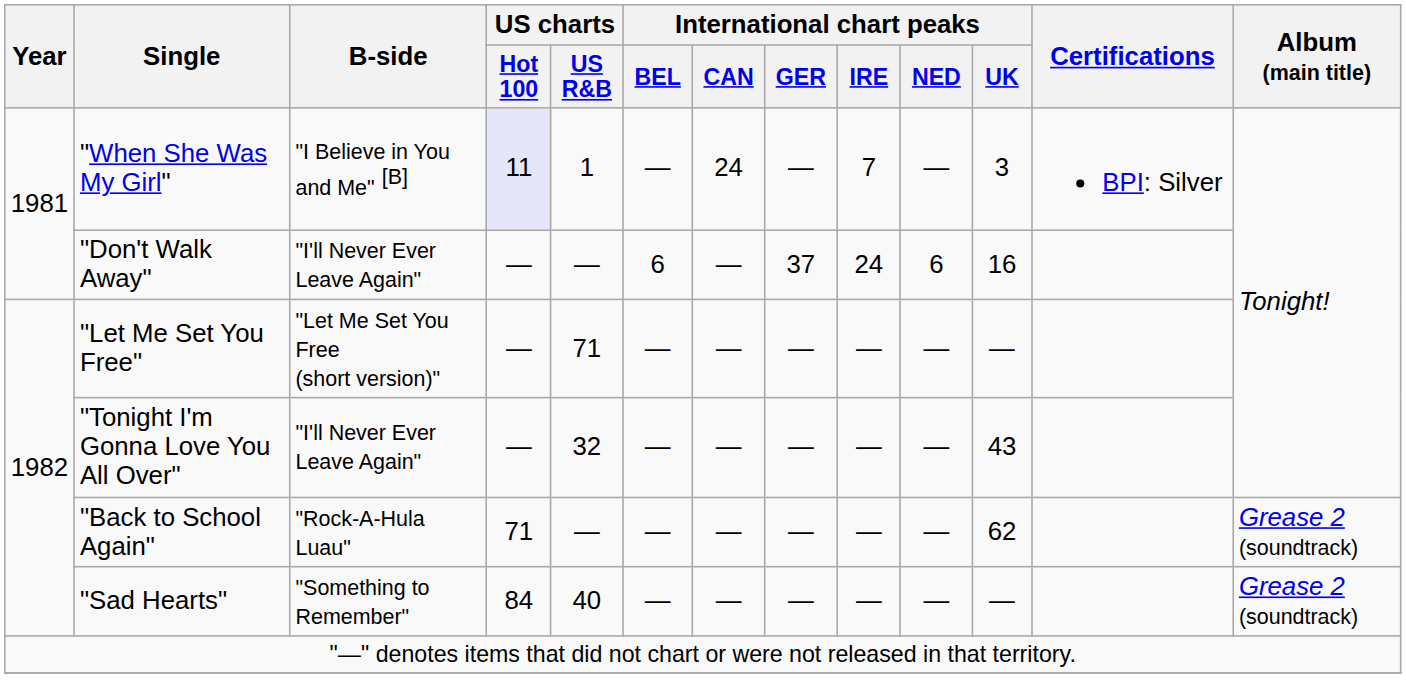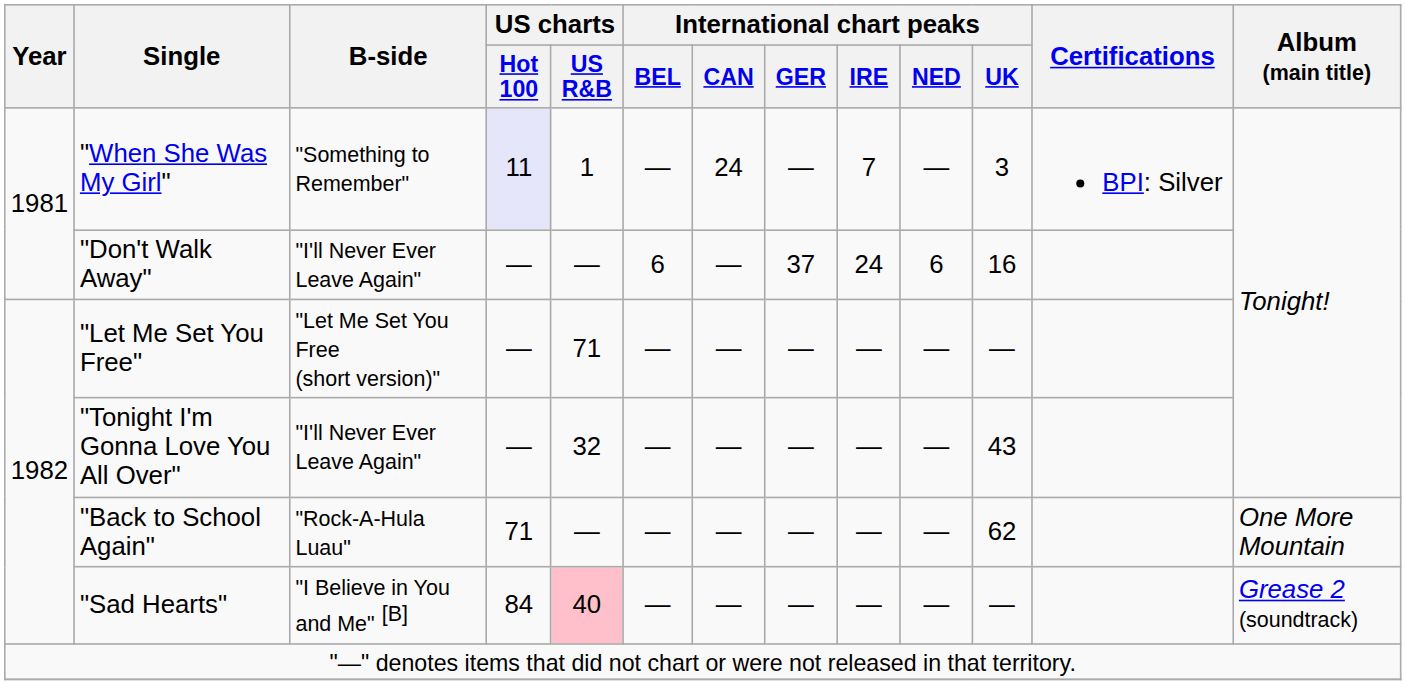(373, 170) "I Believe in You and Me" [B] -> (363, 170) "Something to Remember"
(1299, 531) Grease 2 (soundtrack) -> (1296, 531) One More Mountain
(363, 602) "Something to Remember" -> (373, 606) "I Believe in You and Me" [B]
(587, 601) no background -> (587, 604) pink background
